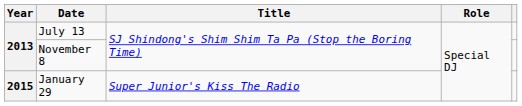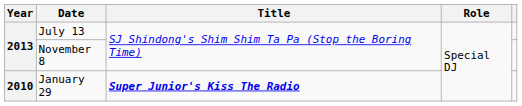(20, 86) 2015 -> (20, 86) 2010
(204, 86) normal -> (204, 86) bold
